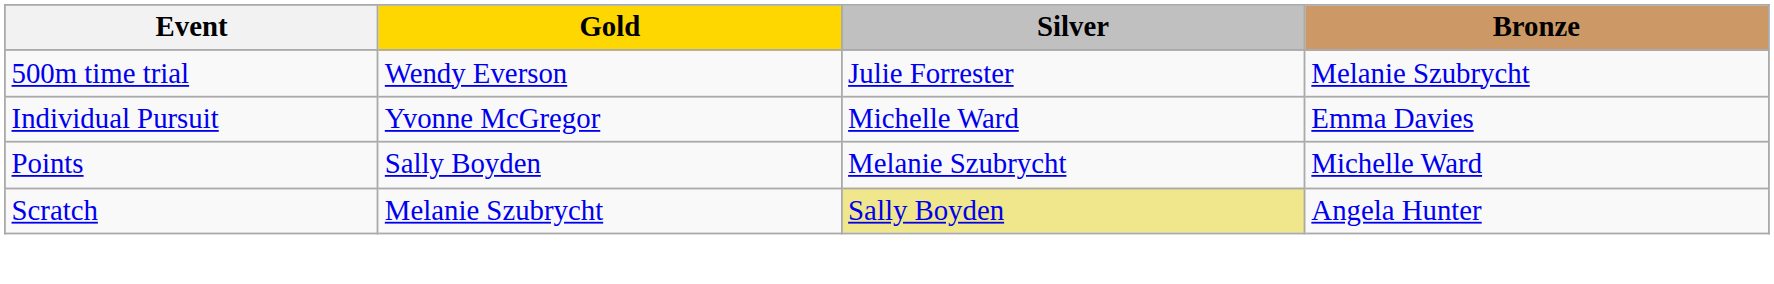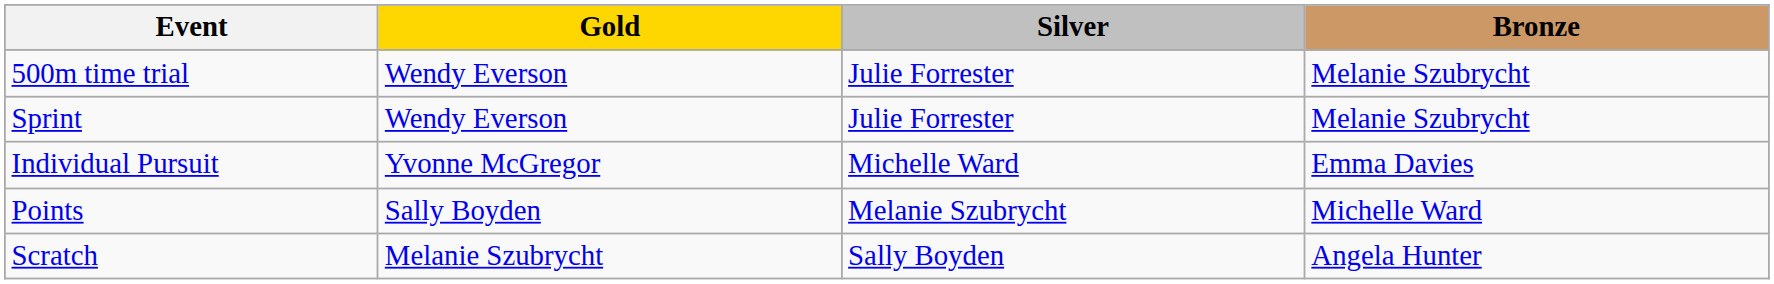+ row: (47, 118)
(926, 210) khaki background -> (926, 255) no background
